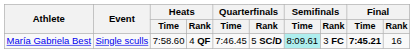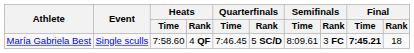(302, 41) paleturquoise background -> (302, 41) no background
(396, 41) 16 -> (396, 41) 18
